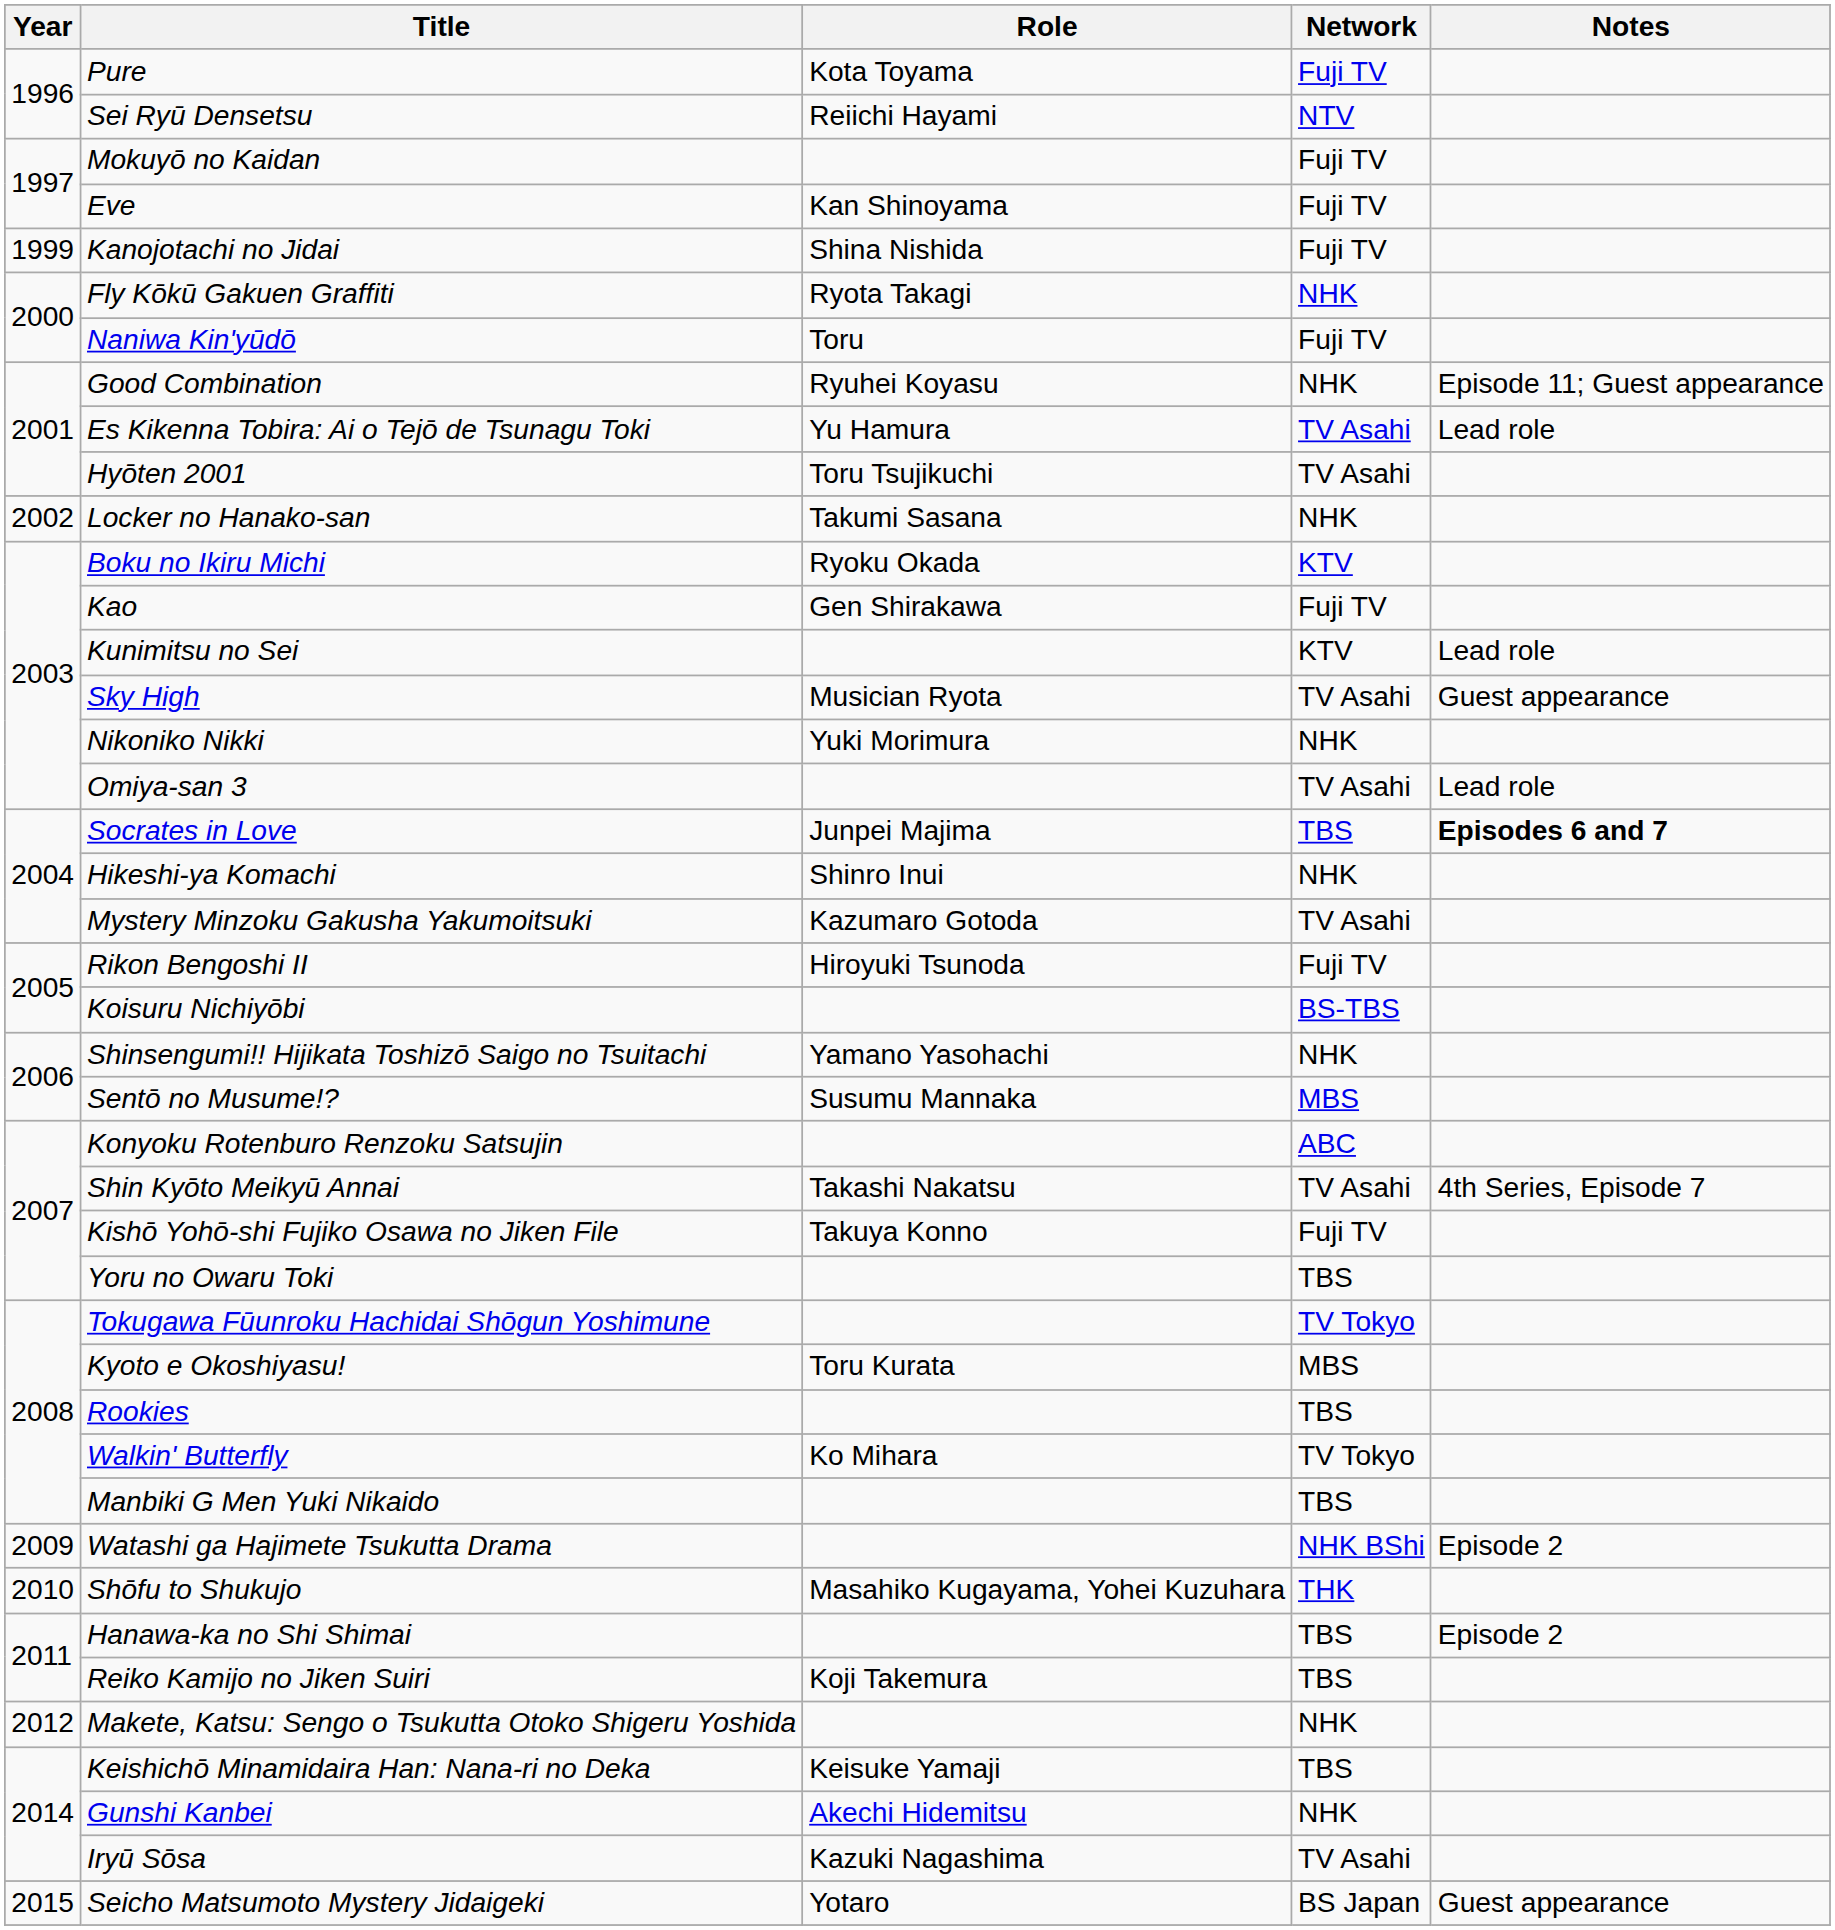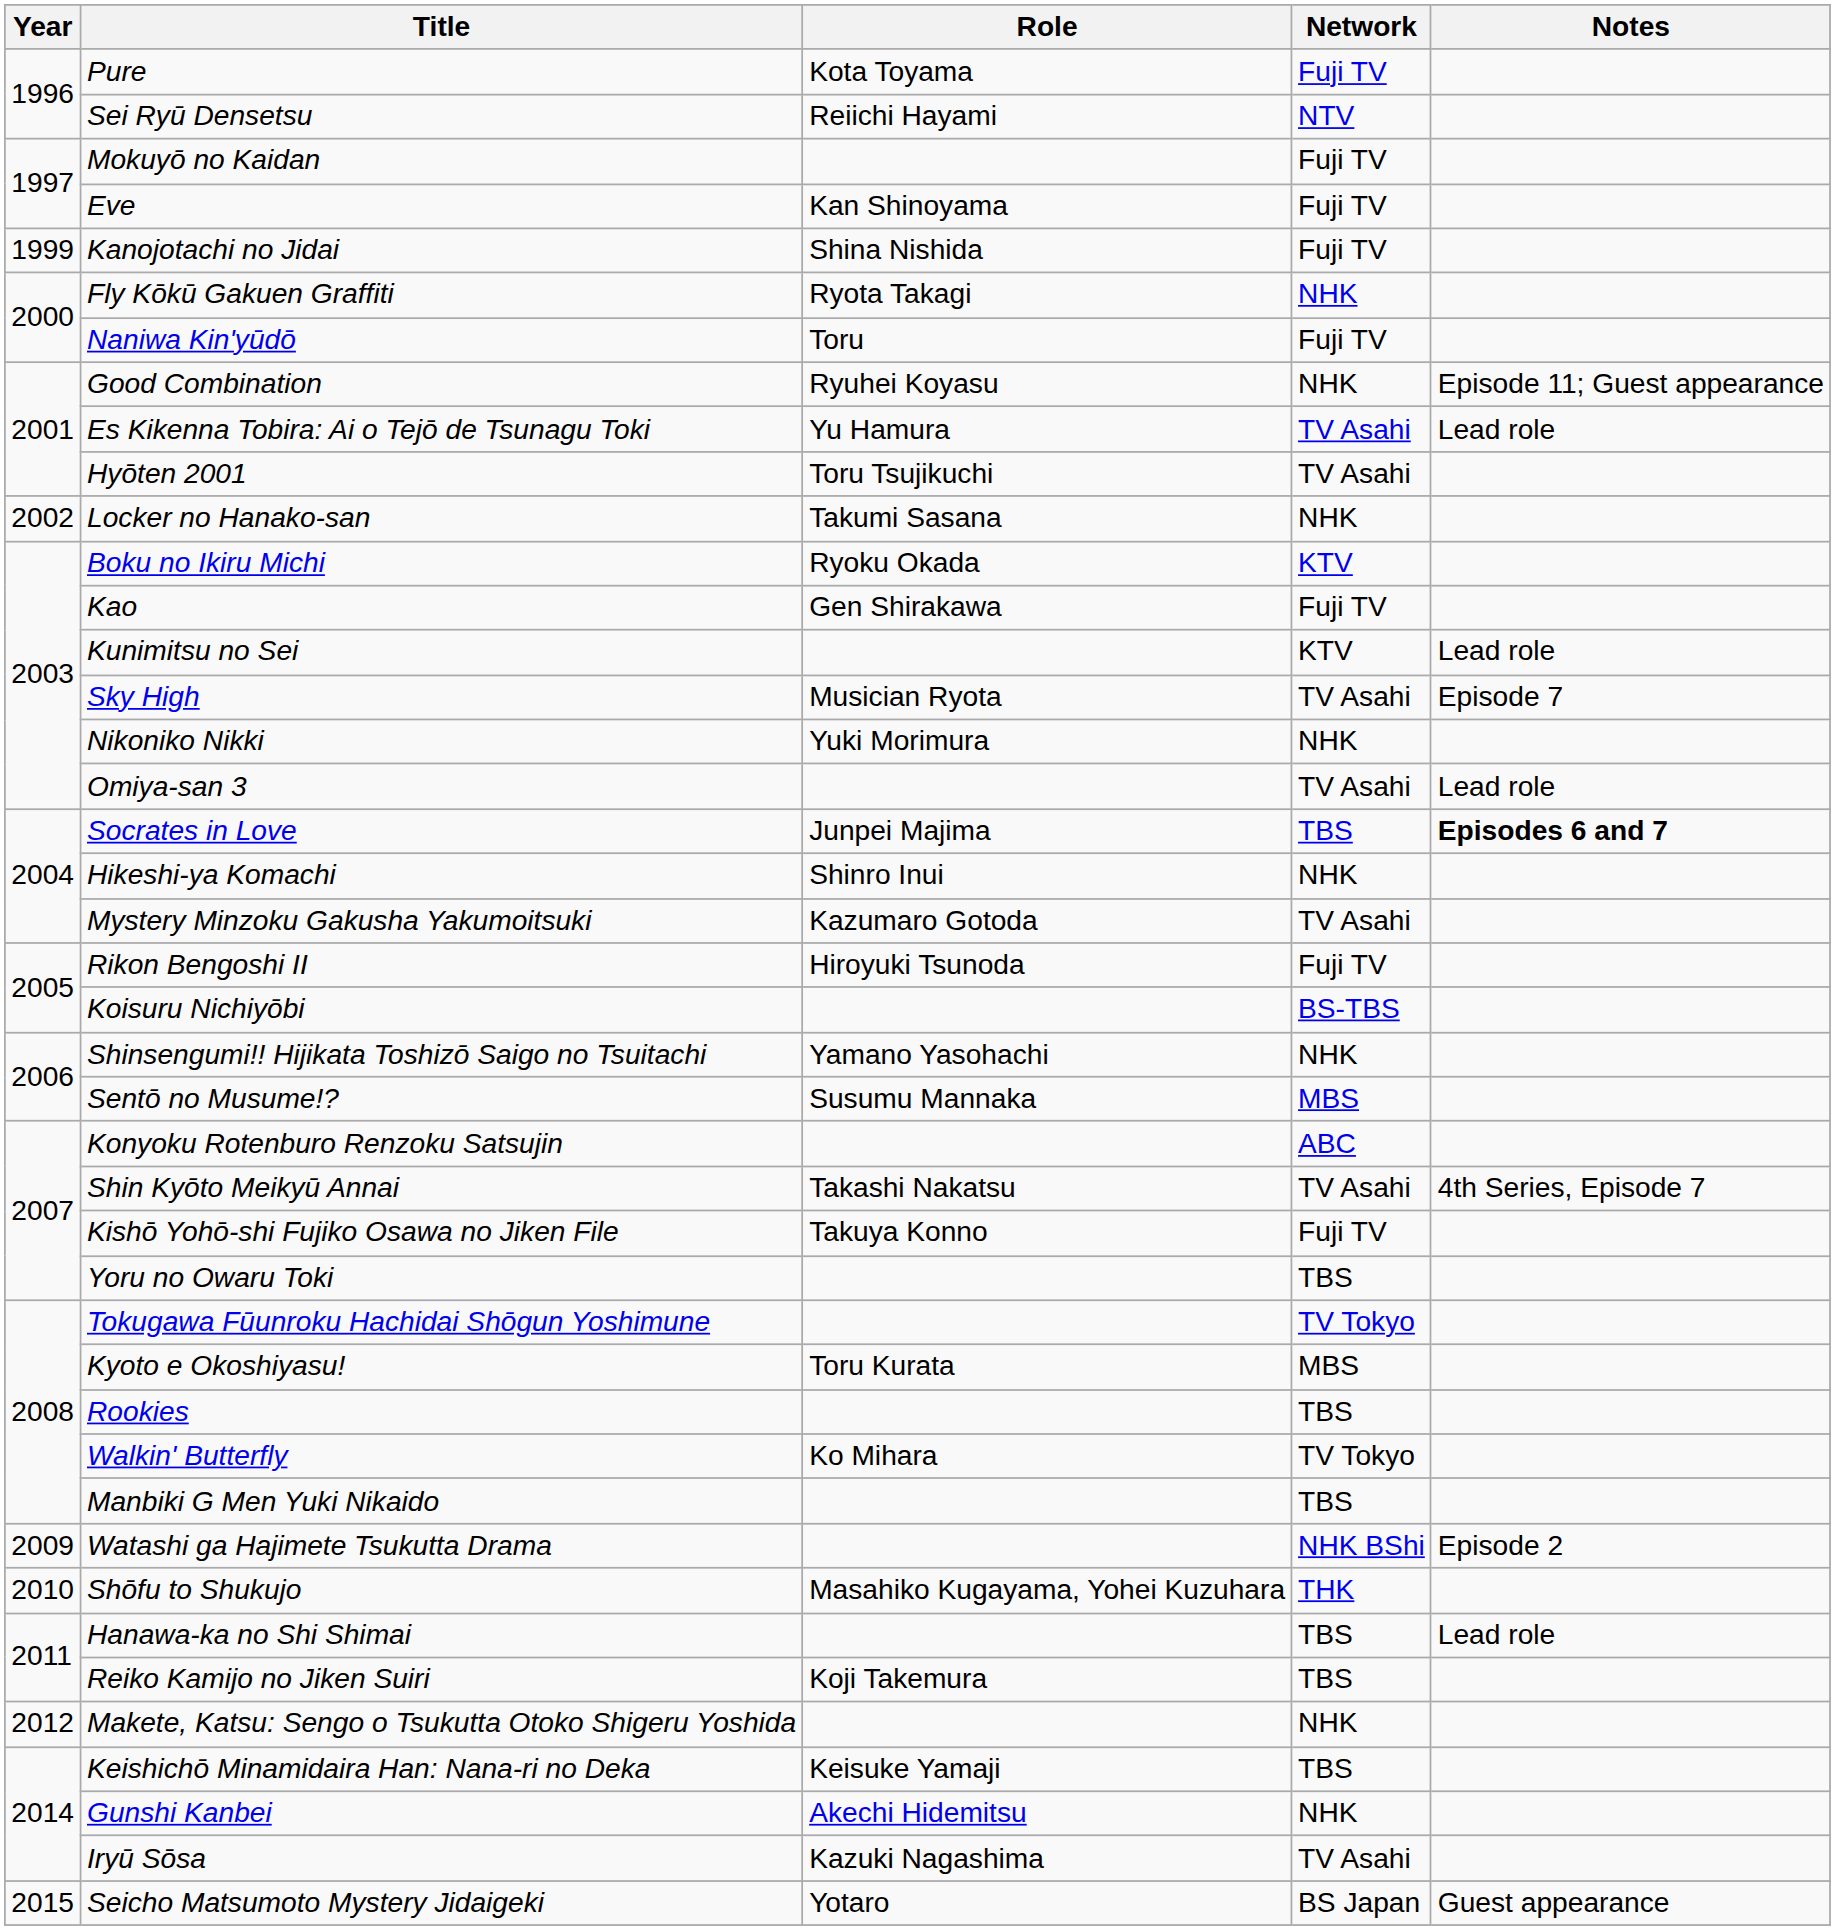(1554, 696) Guest appearance -> (1500, 696) Episode 7
(1500, 1634) Episode 2 -> (1497, 1634) Lead role
